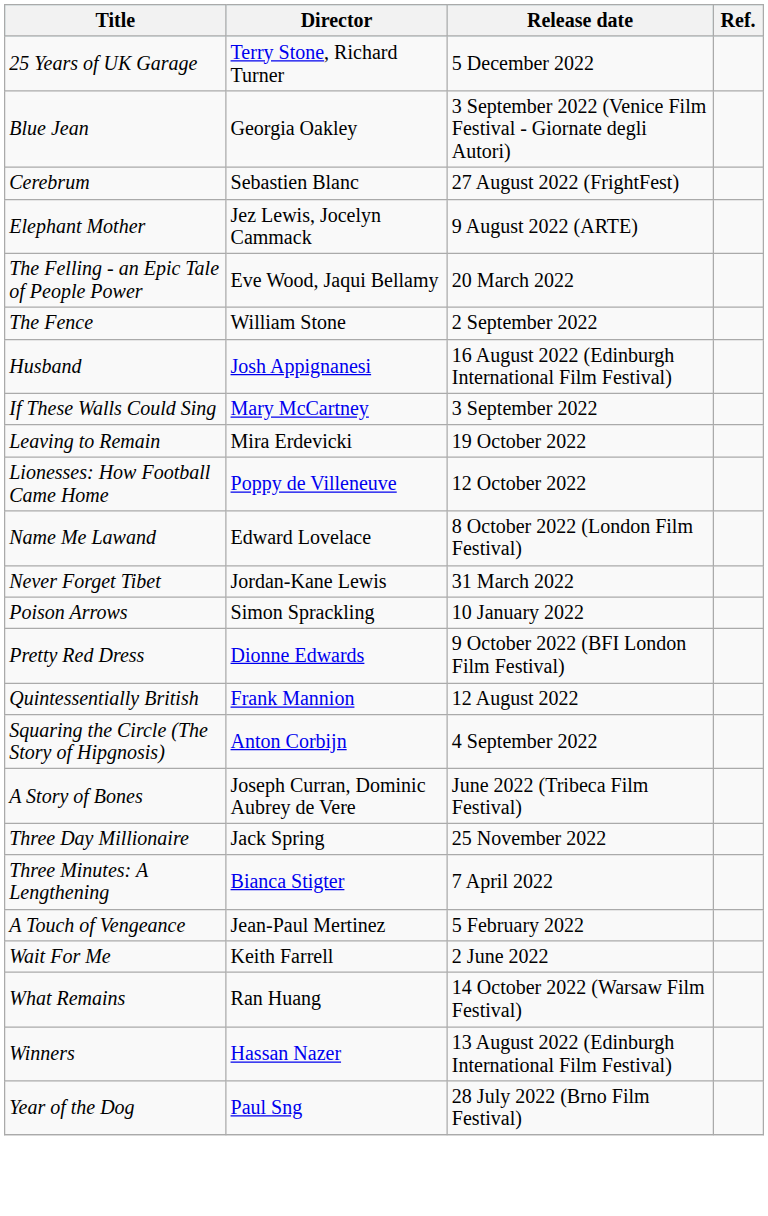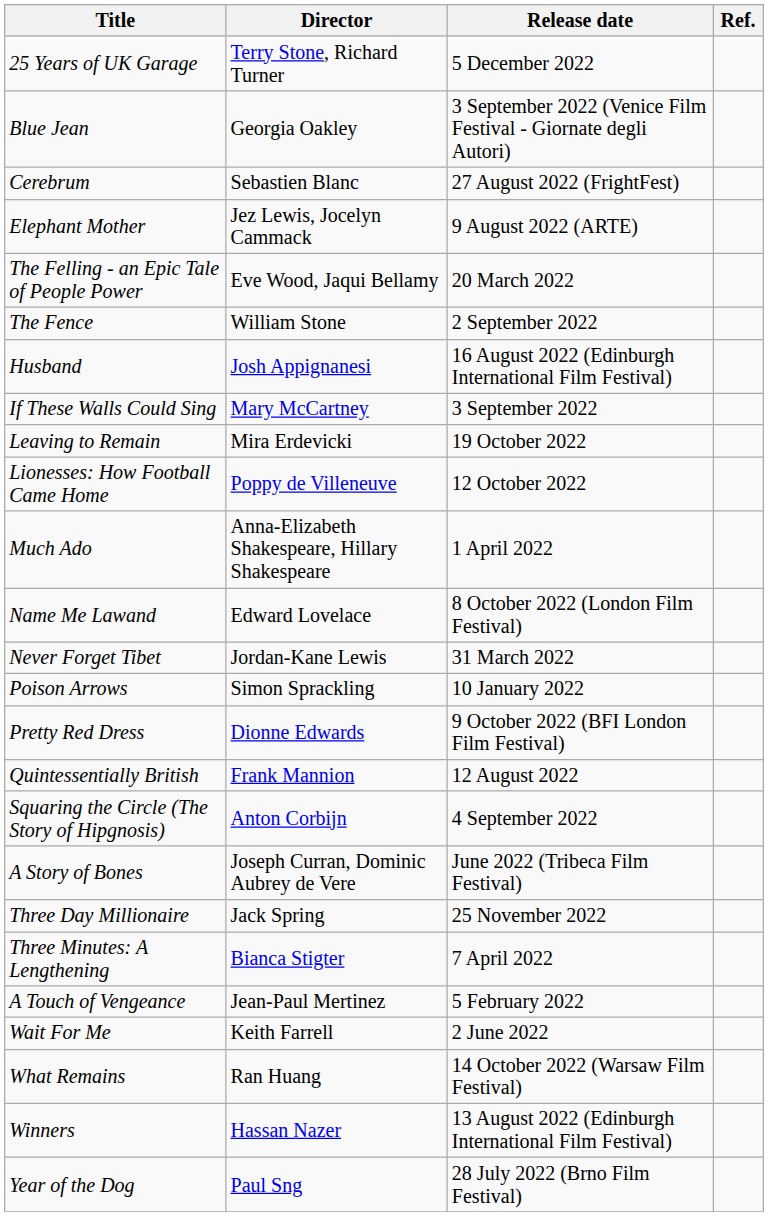+ row: (50, 549)
